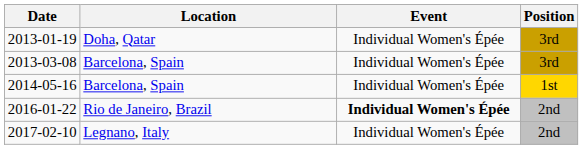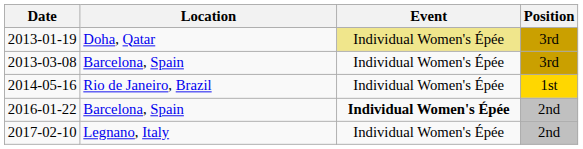(429, 39) no background -> (429, 39) khaki background
(134, 86) Barcelona, Spain -> (147, 86) Rio de Janeiro, Brazil
(147, 109) Rio de Janeiro, Brazil -> (134, 109) Barcelona, Spain
